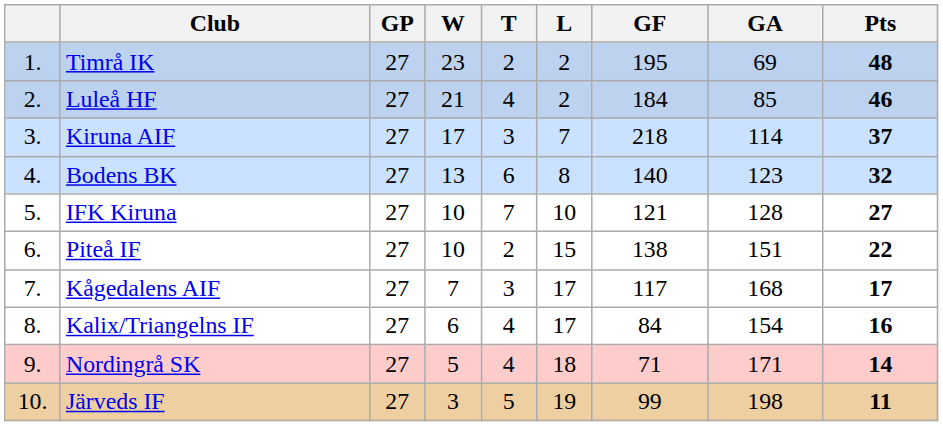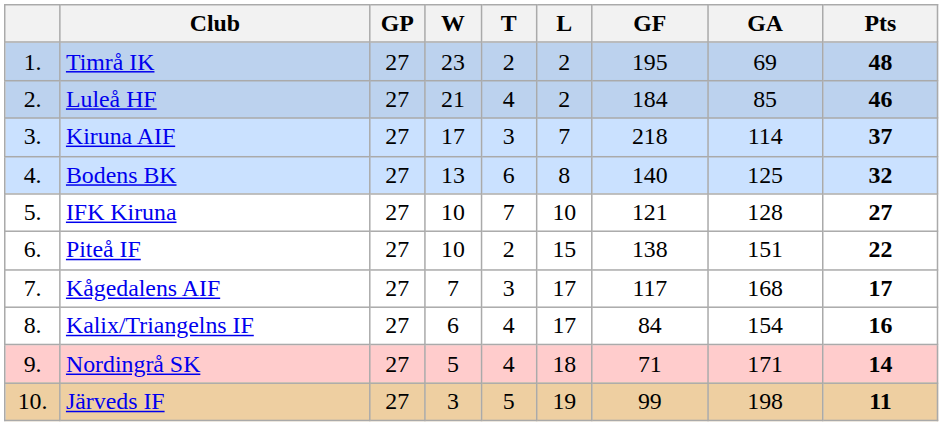(765, 174) 123 -> (765, 174) 125
